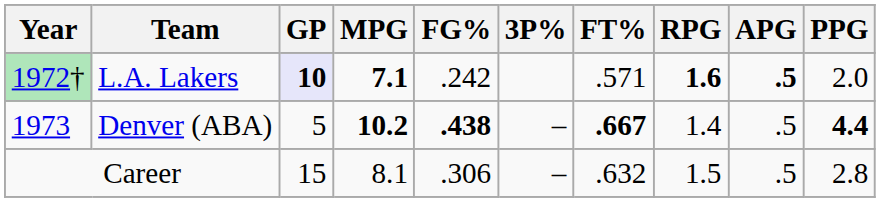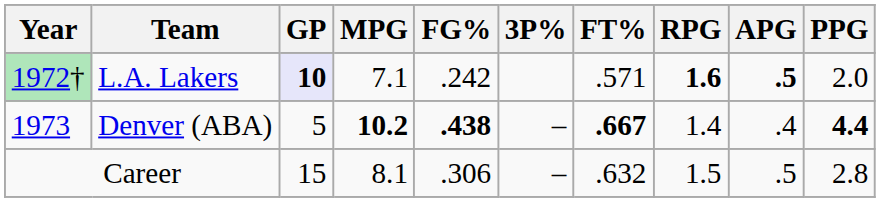(390, 76) bold -> (390, 76) normal
(786, 124) .5 -> (786, 124) .4
